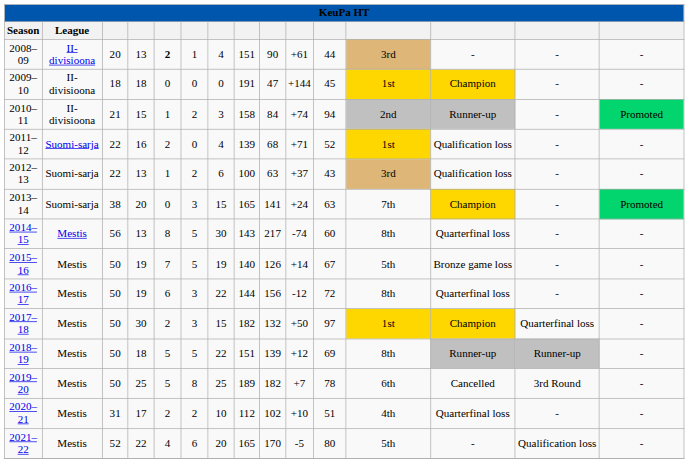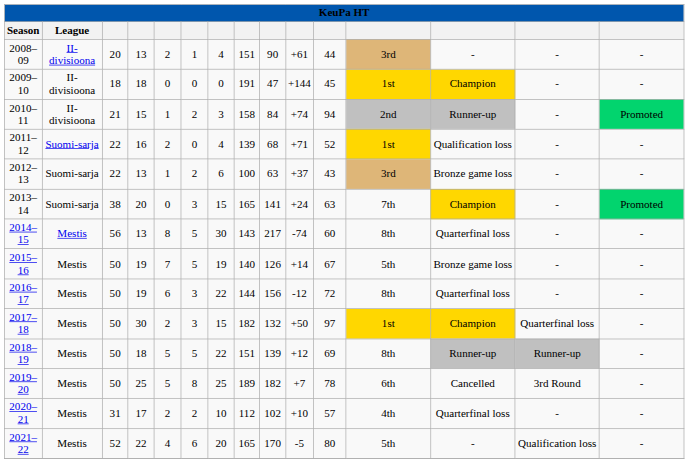(167, 54) bold -> (167, 54) normal
(473, 174) Qualification loss -> (473, 174) Bronze game loss
(330, 413) 51 -> (330, 413) 57
